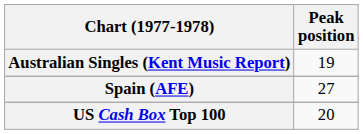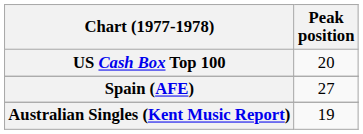rows swapped: (149, 62) <-> (149, 115)
